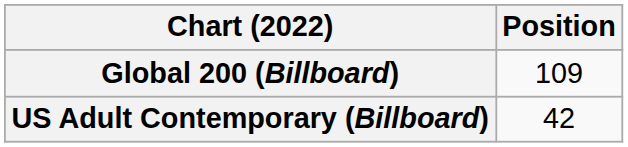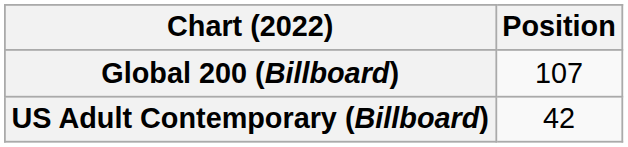(559, 73) 109 -> (559, 73) 107
